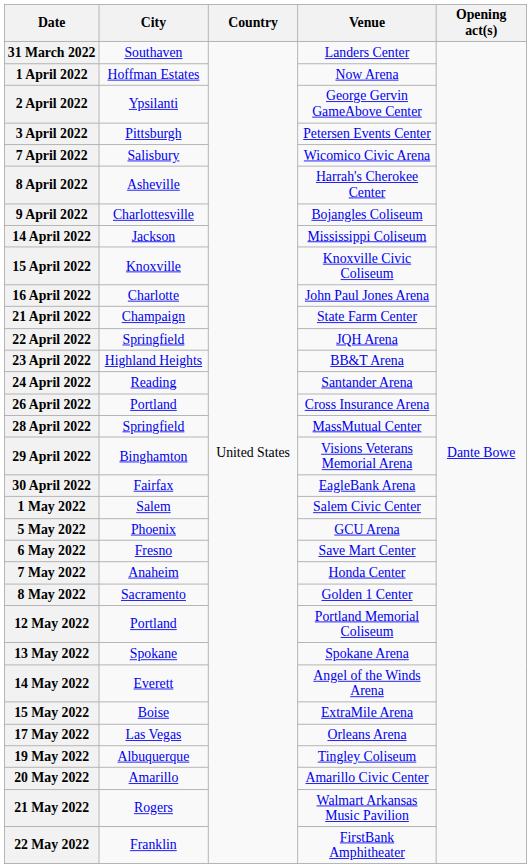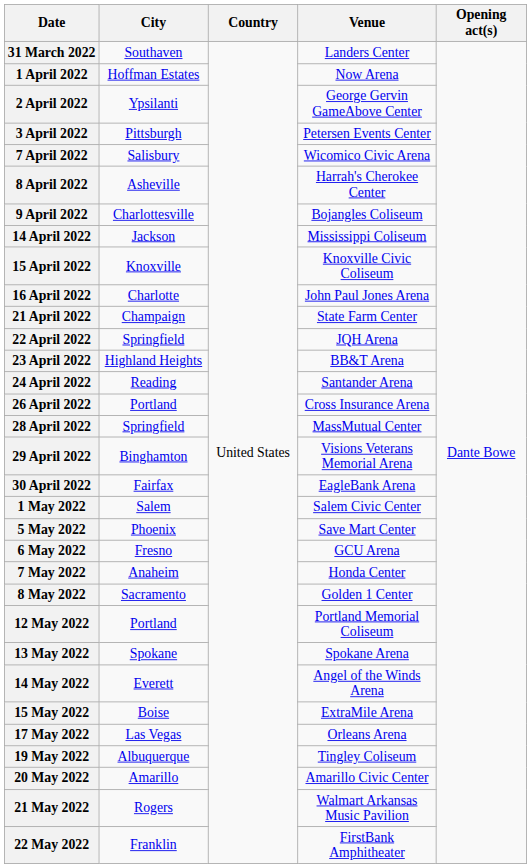(367, 529) GCU Arena -> (367, 529) Save Mart Center
(367, 551) Save Mart Center -> (367, 551) GCU Arena
